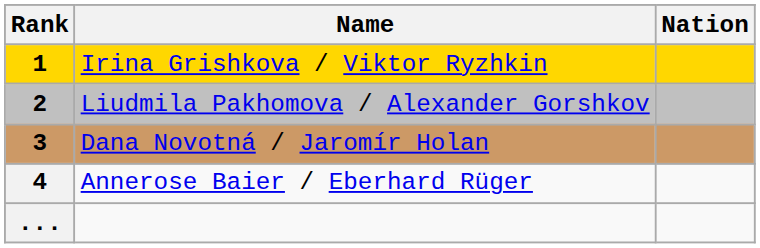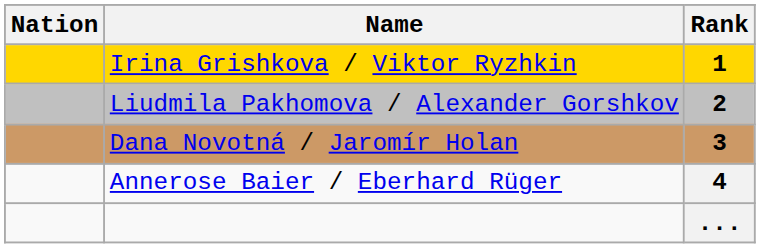columns swapped: (40, 25) <-> (705, 25)
